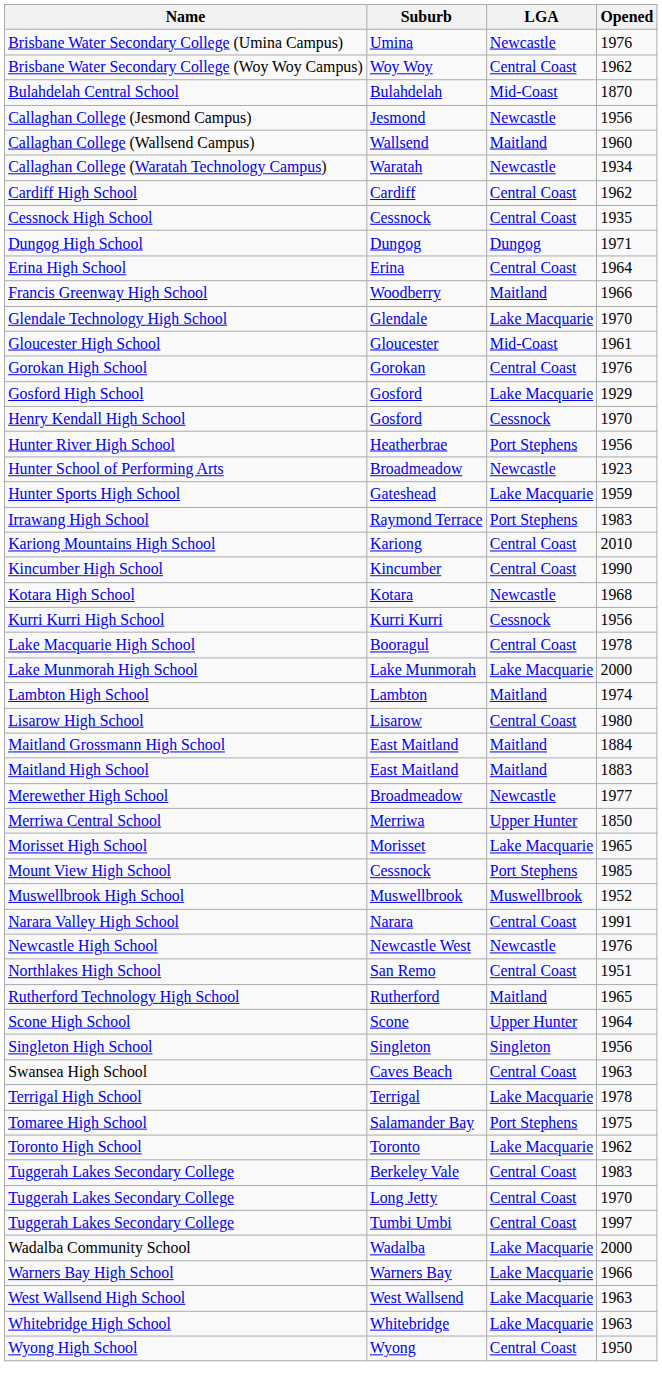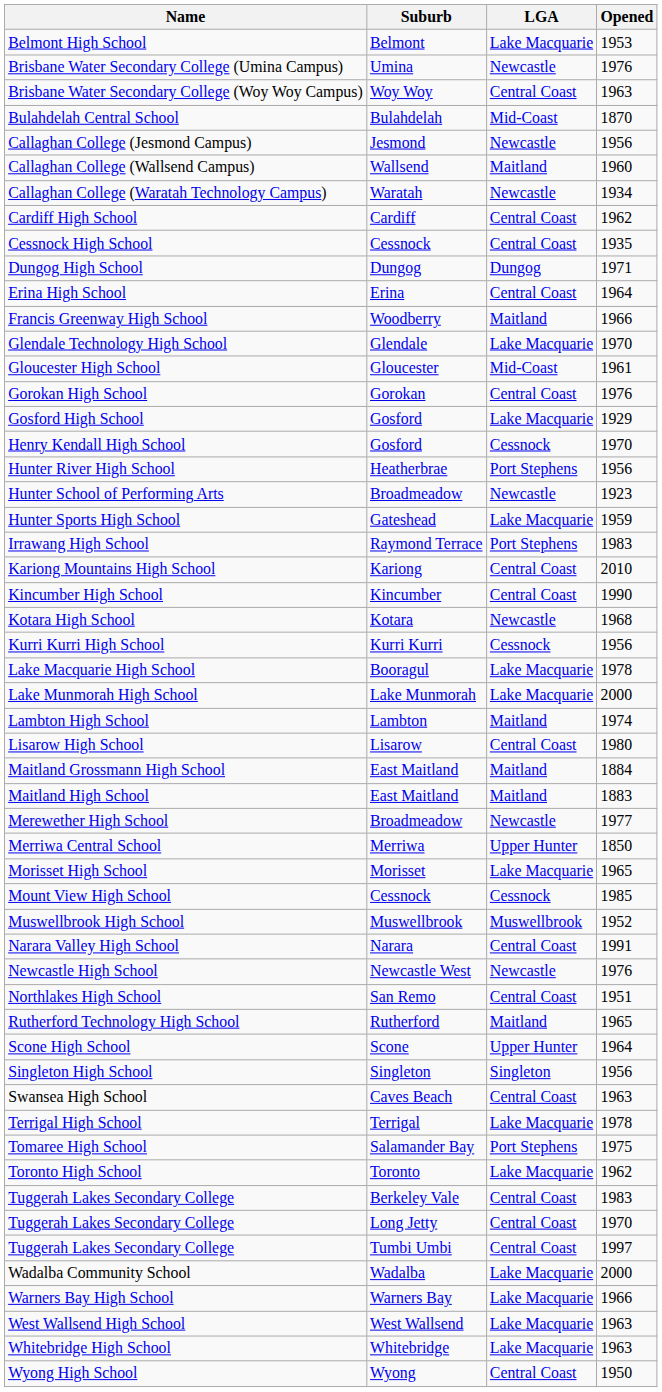+ row: (77, 42)
(616, 67) 1962 -> (616, 92) 1963
(533, 645) Central Coast -> (542, 670) Lake Macquarie
(534, 871) Port Stephens -> (520, 896) Cessnock
